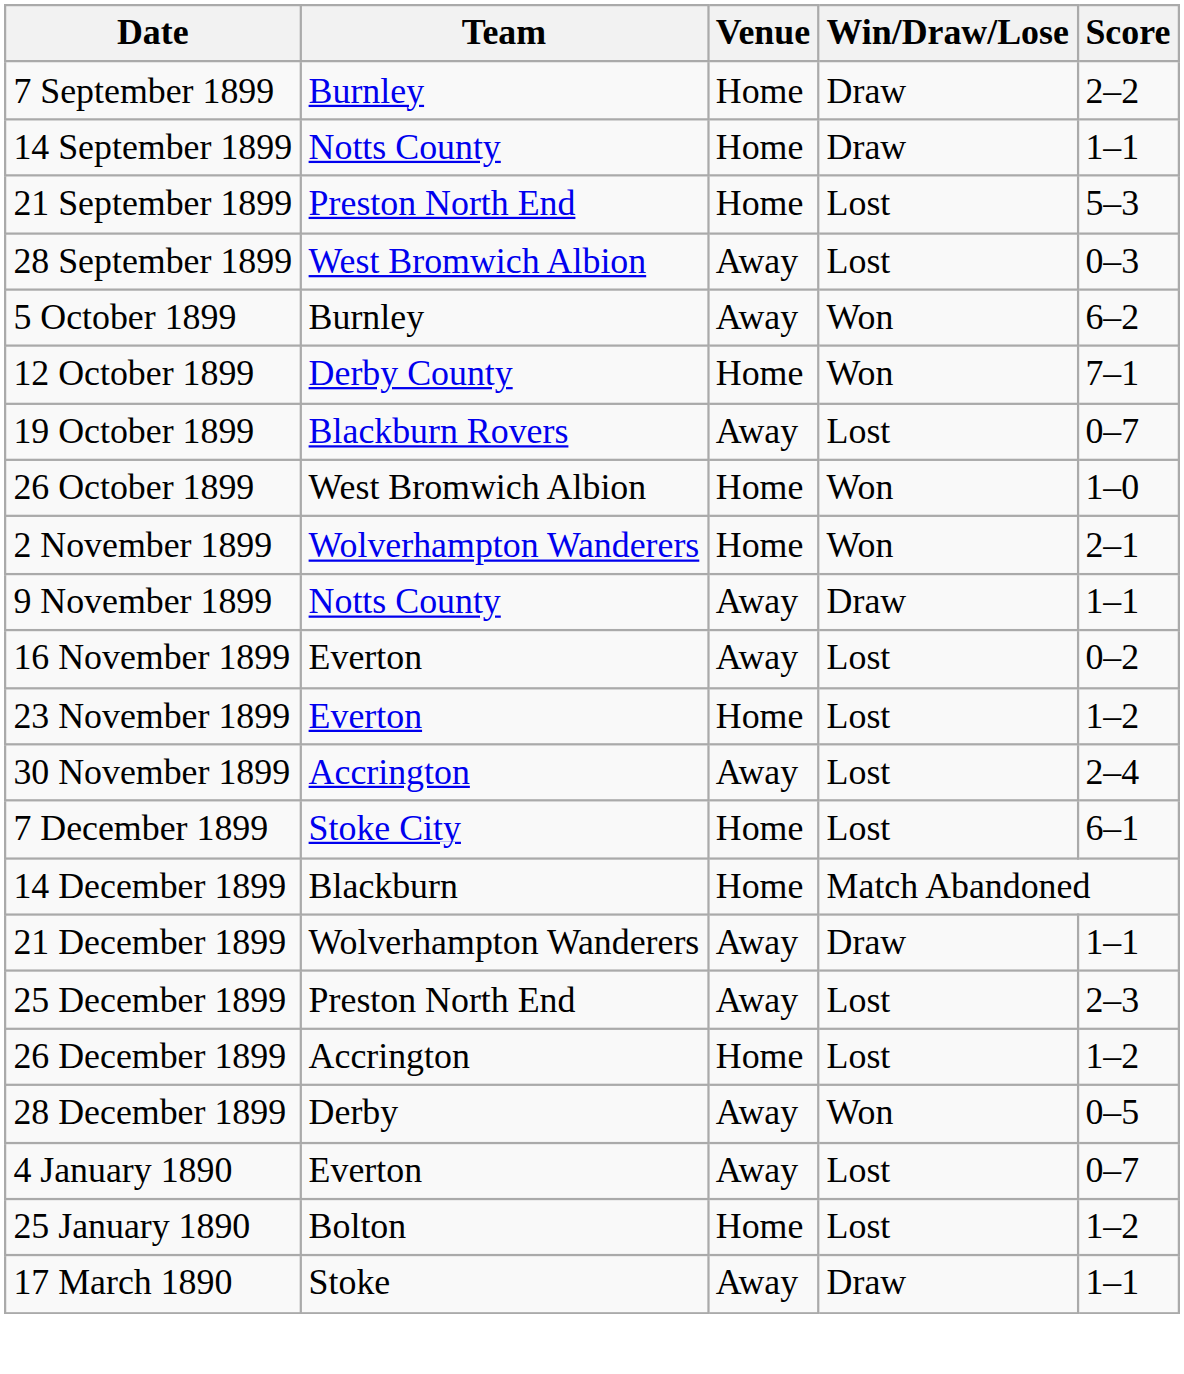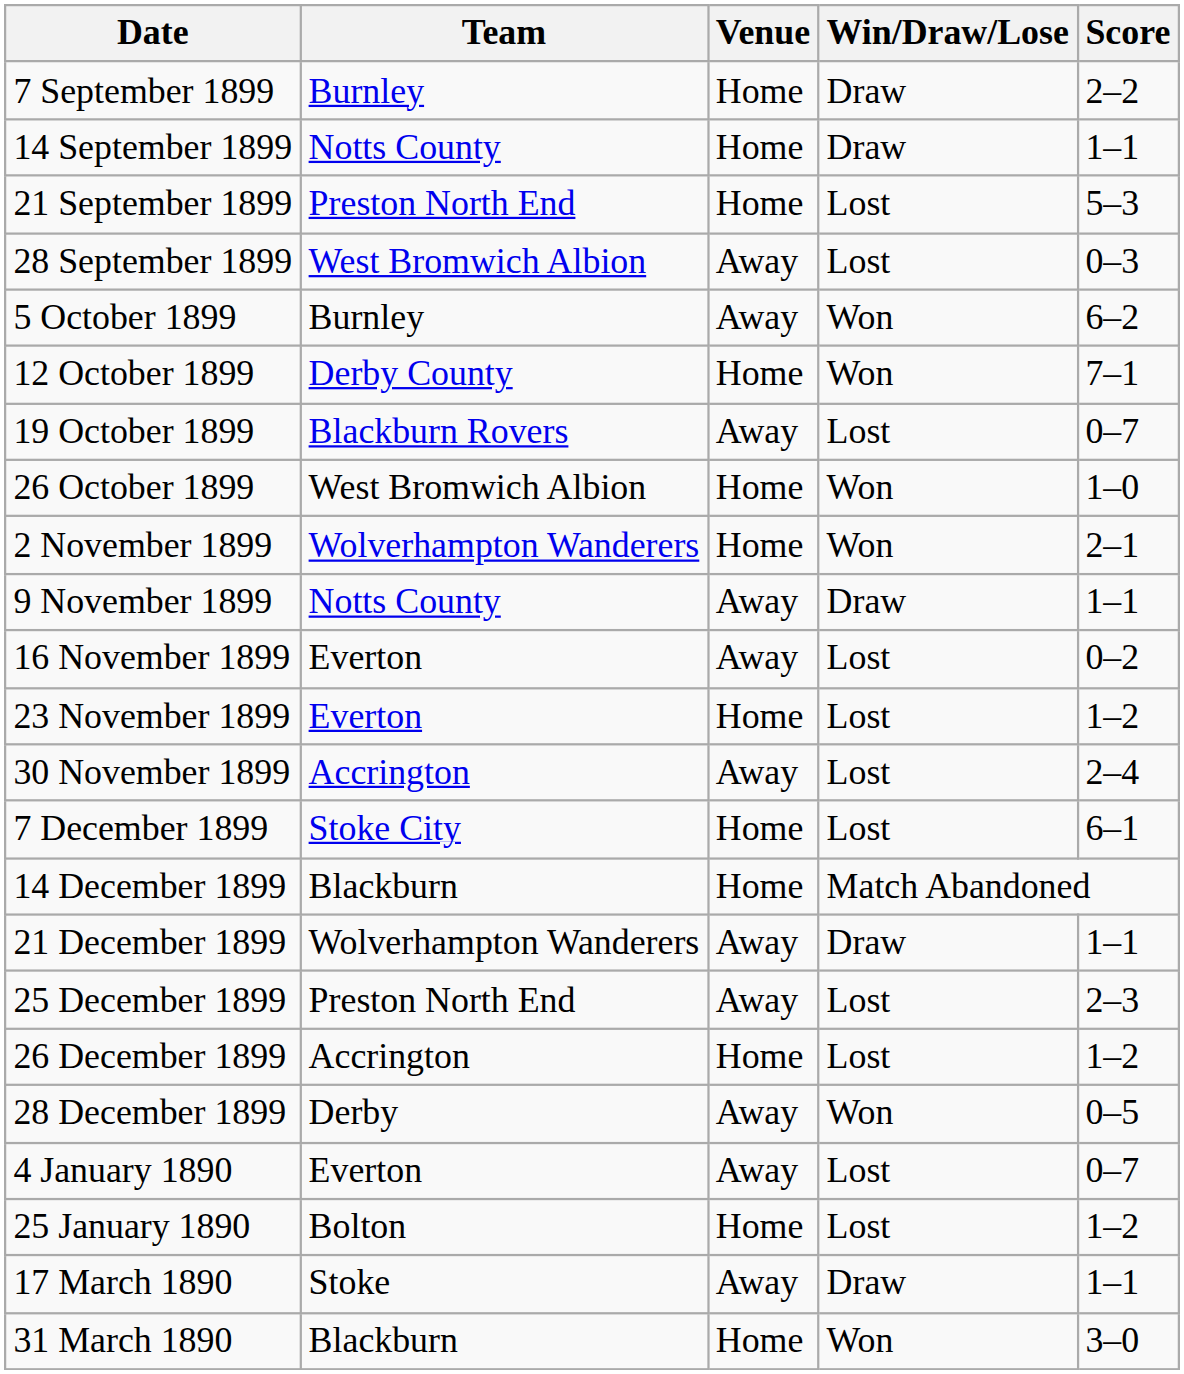+ row: (123, 1340)
